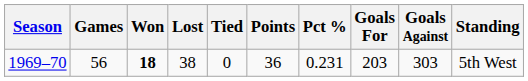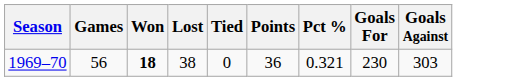- column: (488, 27)
(325, 62) 0.231 -> (325, 62) 0.321
(375, 62) 203 -> (375, 62) 230
